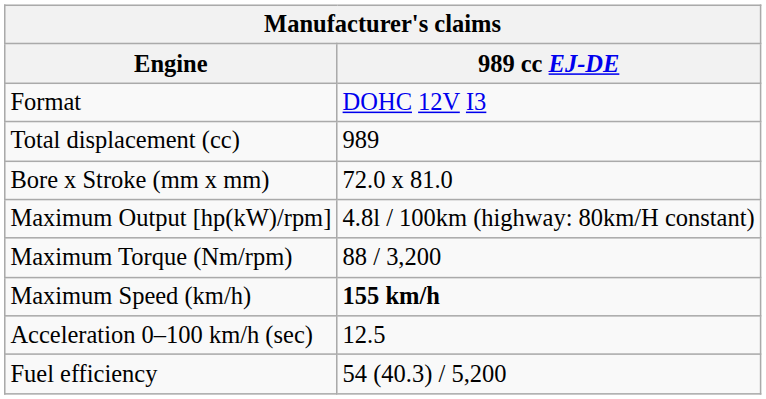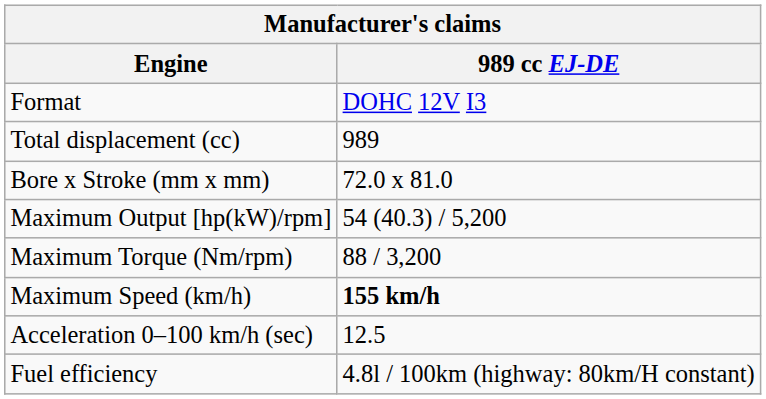(549, 218) 4.8l / 100km (highway: 80km/H constant) -> (425, 218) 54 (40.3) / 5,200
(425, 373) 54 (40.3) / 5,200 -> (549, 373) 4.8l / 100km (highway: 80km/H constant)
